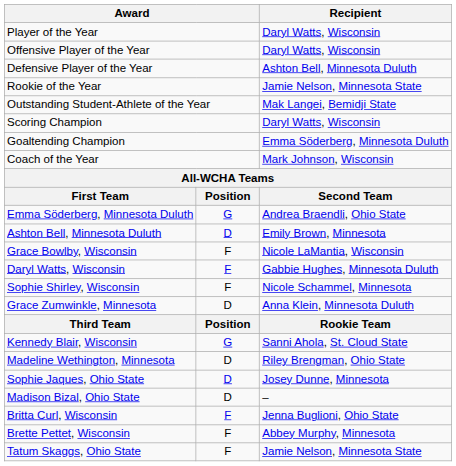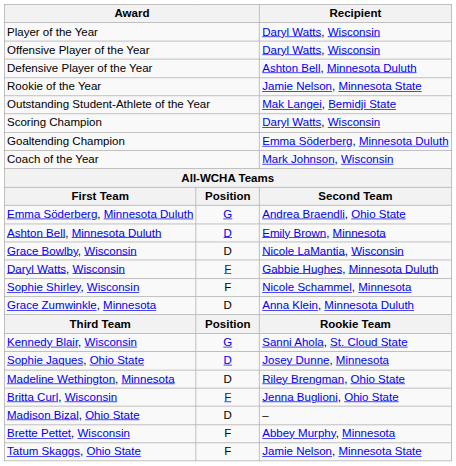(228, 251) F -> (228, 251) D
rows swapped: (76, 379) <-> (91, 360)
rows swapped: (73, 397) <-> (62, 415)
